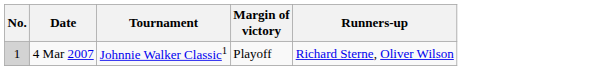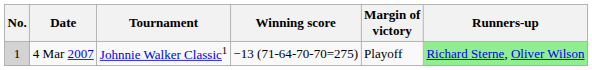+ column: (296, 23)
(375, 53) no background -> (505, 53) lightgreen background
